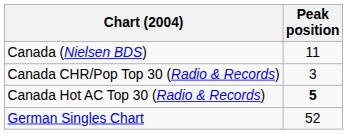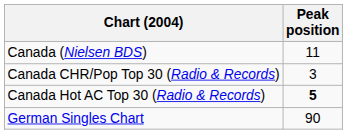(313, 118) 52 -> (313, 118) 90
